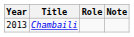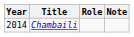(17, 25) 2013 -> (17, 25) 2014
